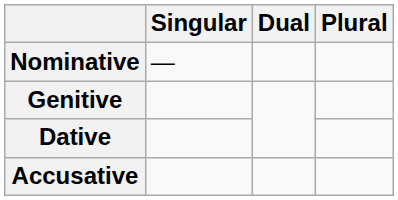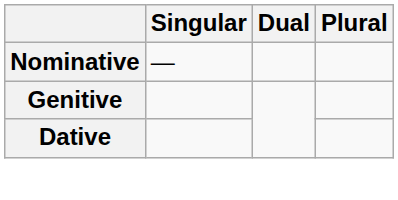- row: (75, 175)
